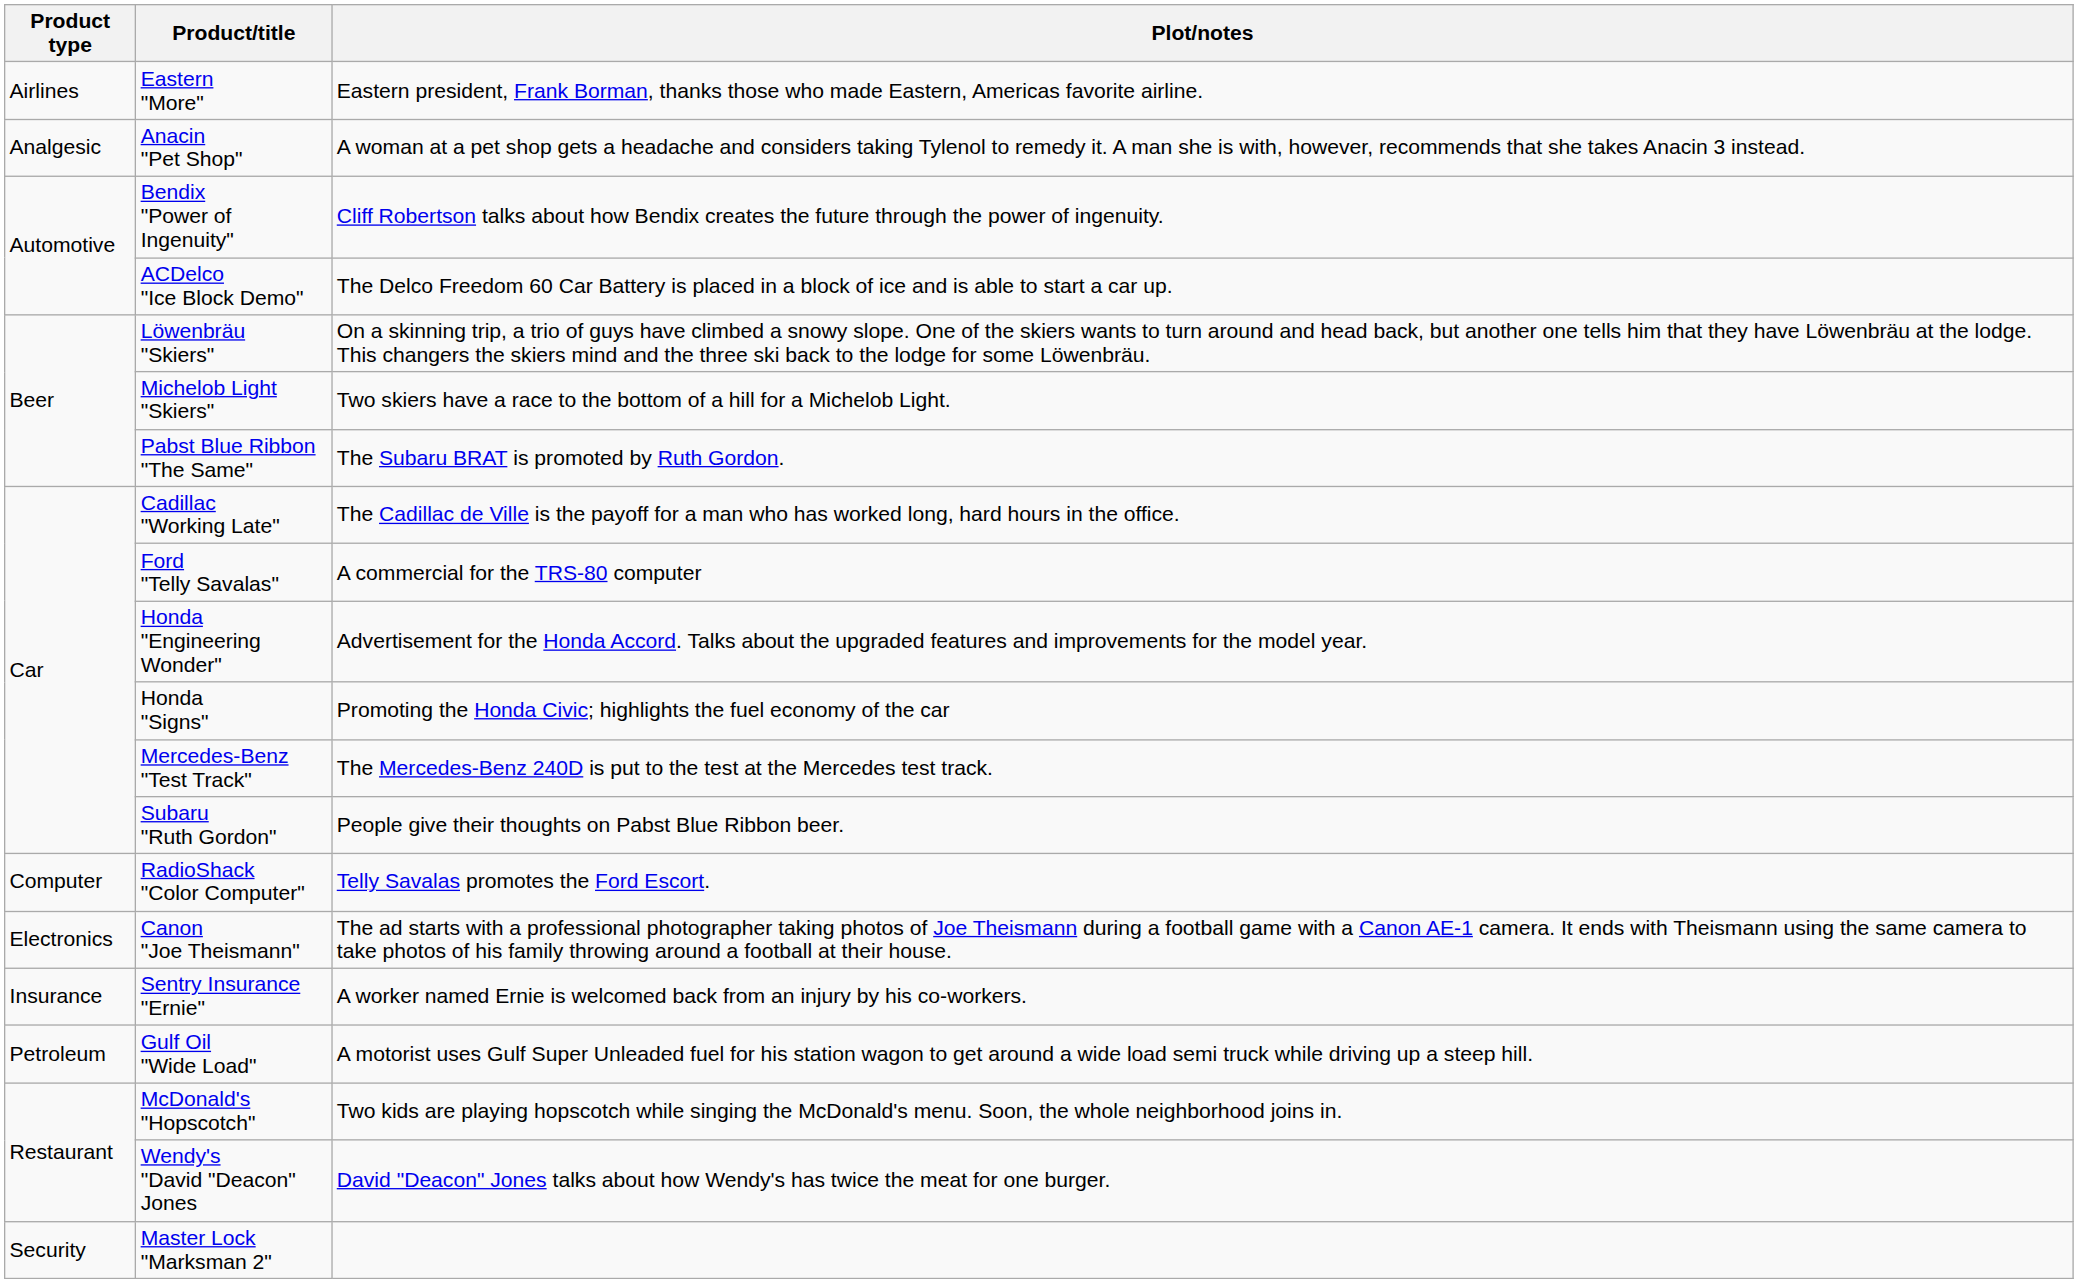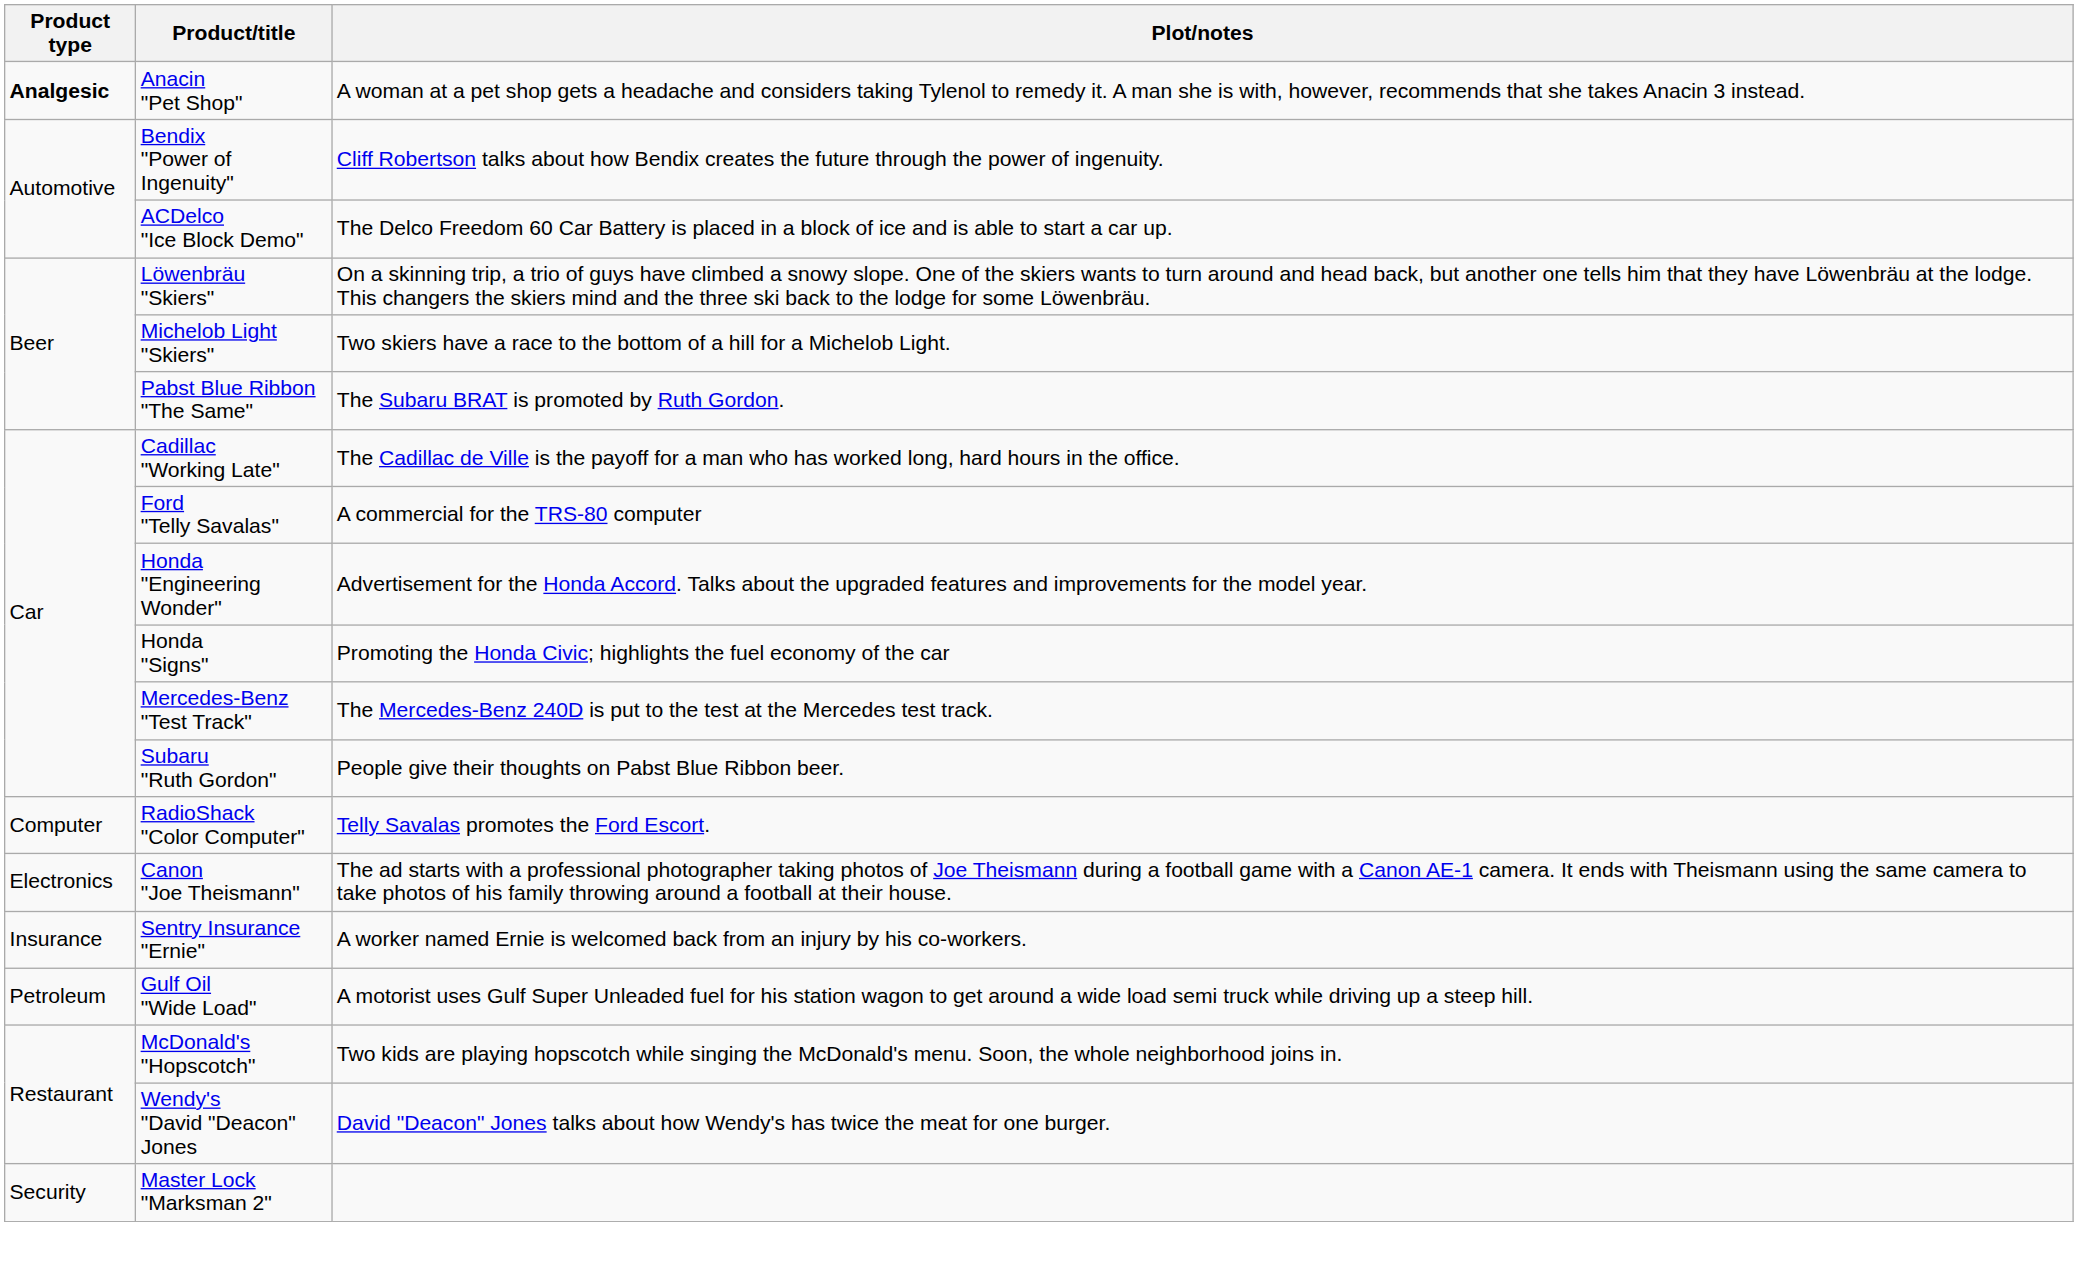- row: (177, 90)
(55, 147) normal -> (59, 90) bold
